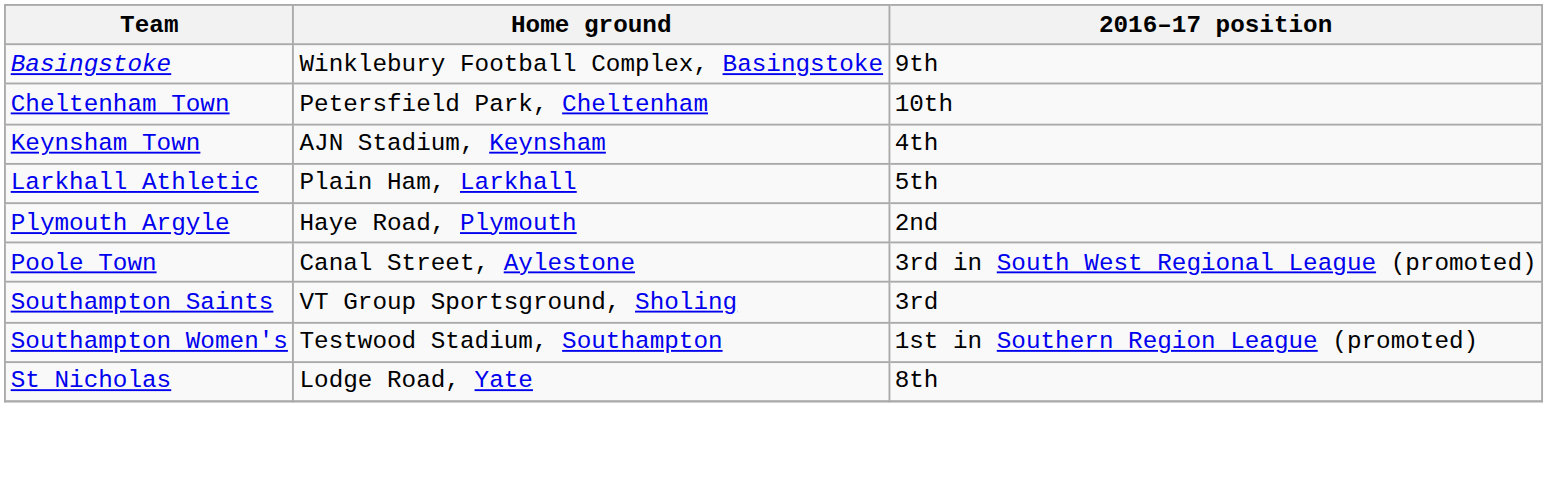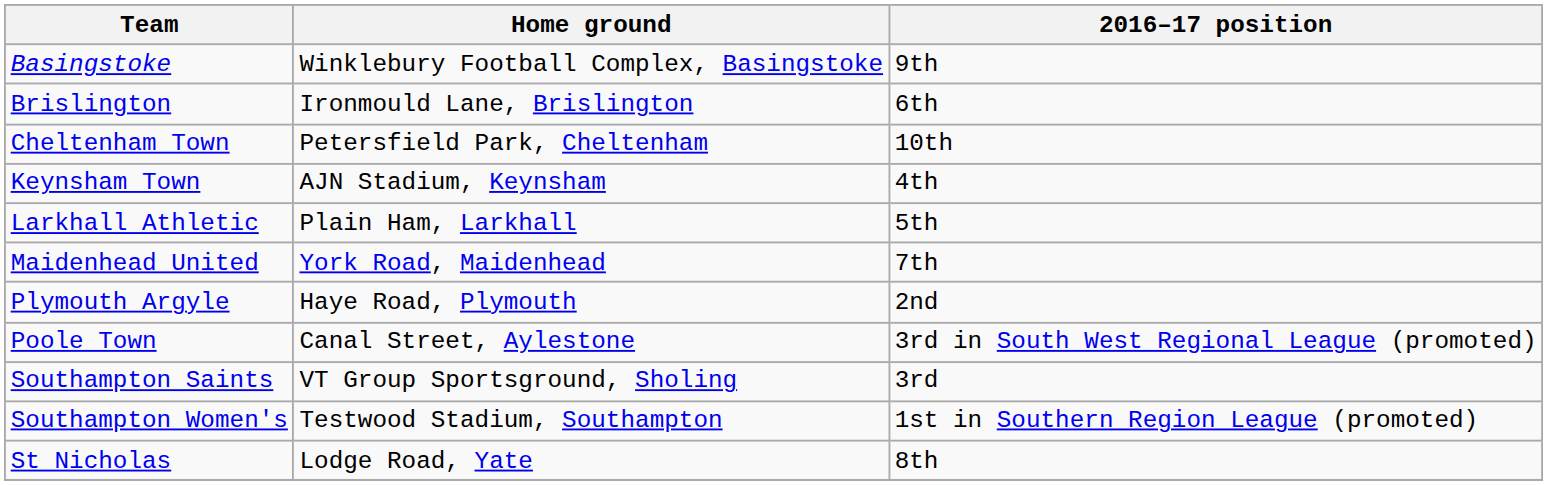+ row: (91, 104)
+ row: (135, 262)
